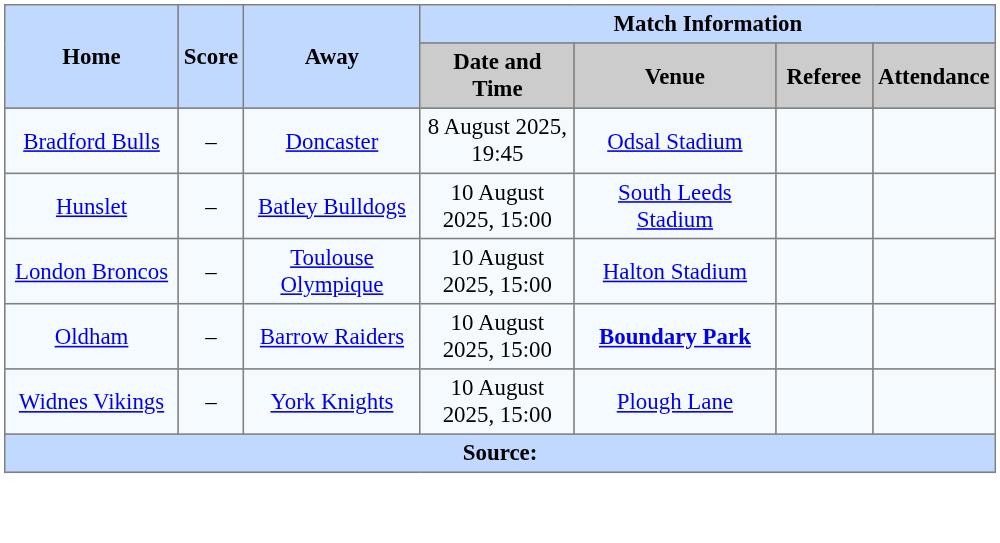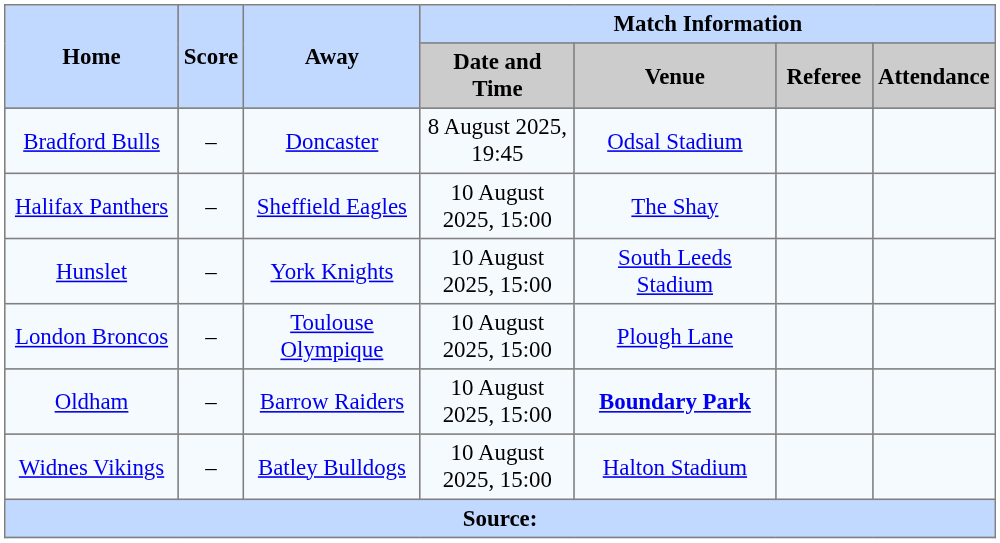+ row: (92, 205)
(332, 205) Batley Bulldogs -> (332, 270) York Knights
(675, 270) Halton Stadium -> (675, 336) Plough Lane
(332, 401) York Knights -> (332, 466) Batley Bulldogs
(675, 401) Plough Lane -> (675, 466) Halton Stadium
